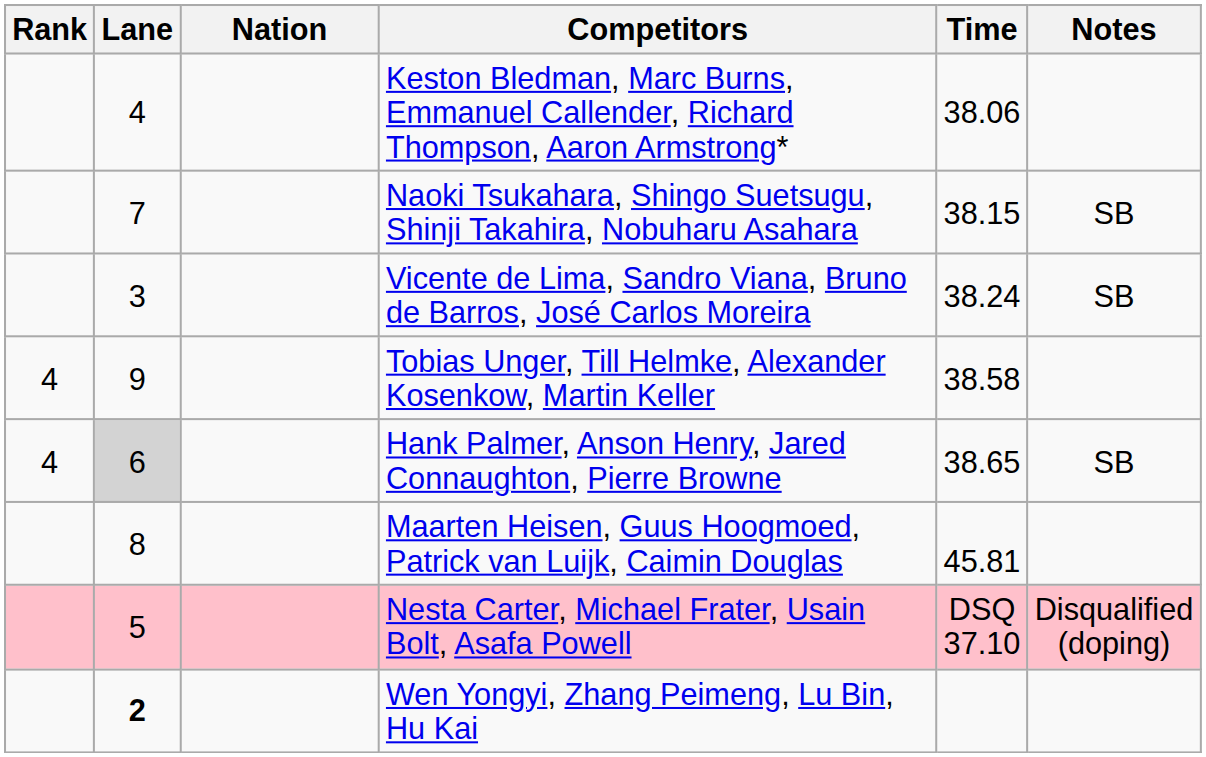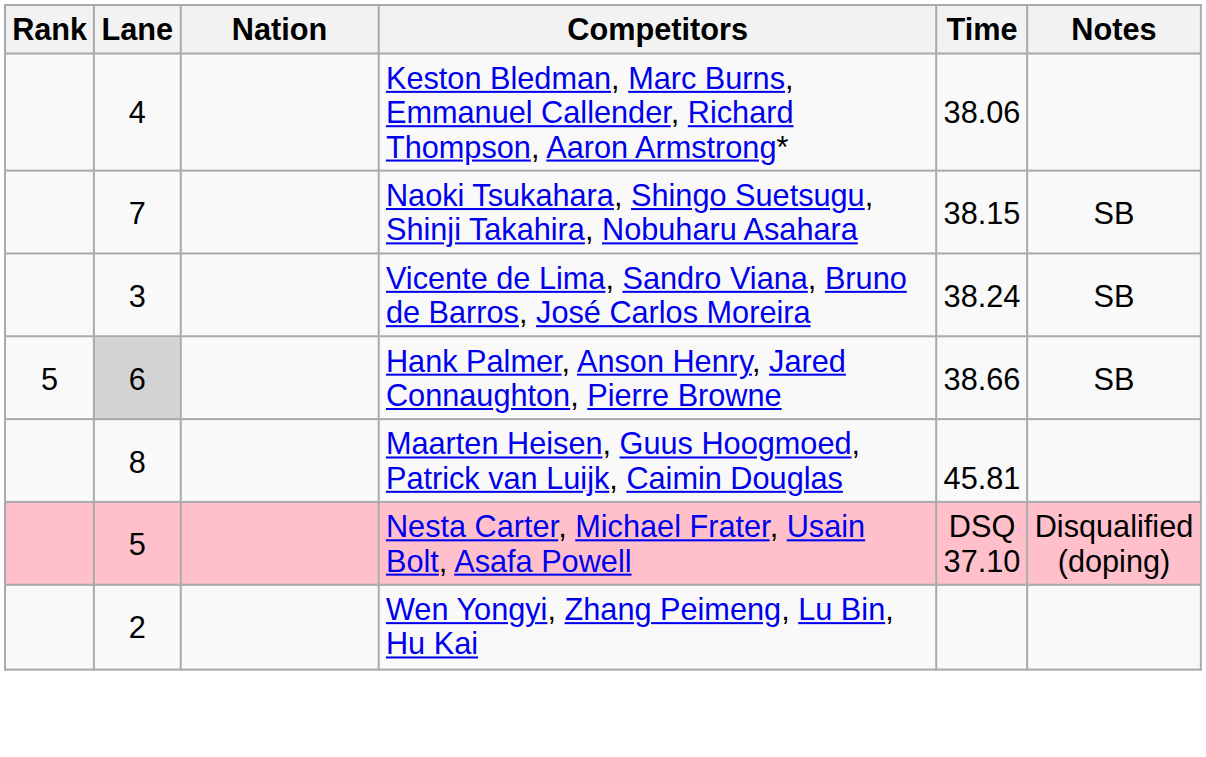- row: (636, 378)
(50, 461) 4 -> (50, 378) 5
(982, 461) 38.65 -> (982, 378) 38.66
(137, 710) bold -> (137, 627) normal
